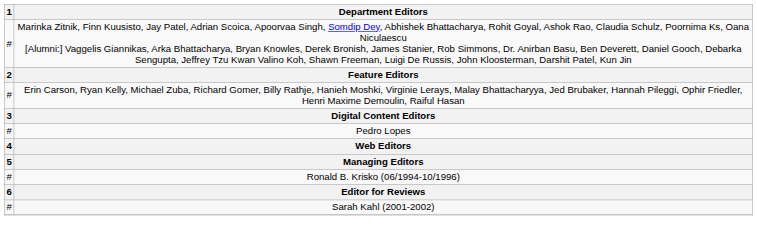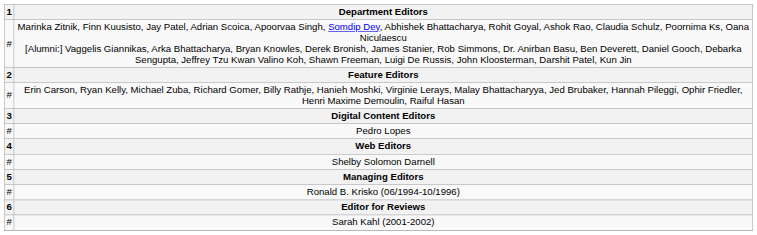+ row: (383, 161)
